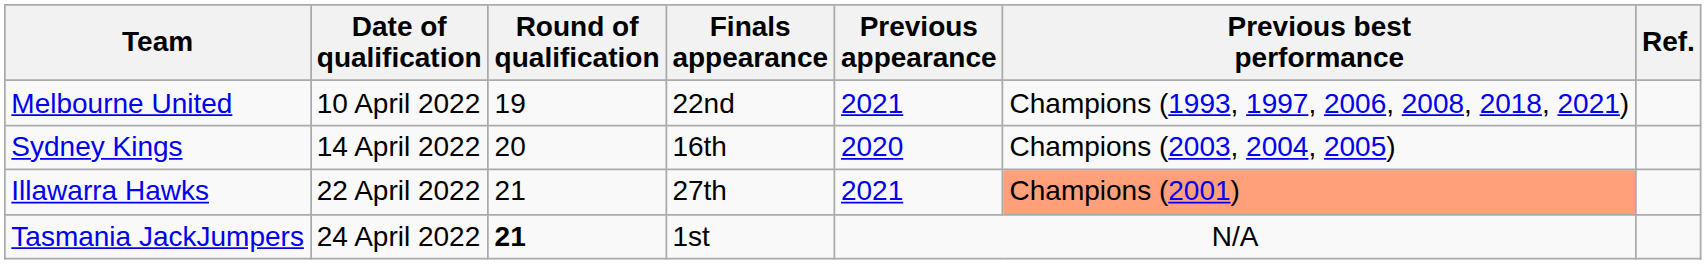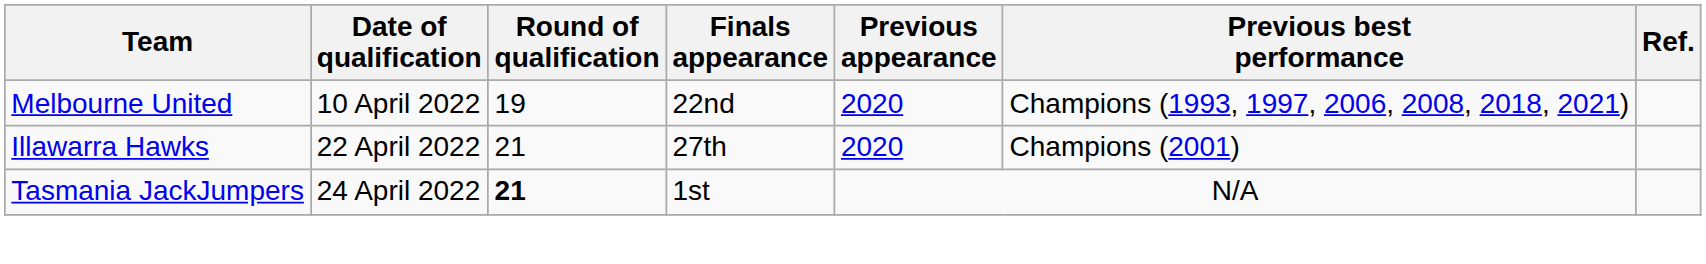(872, 102) 2021 -> (872, 102) 2020
- row: (97, 147)
(872, 191) 2021 -> (872, 147) 2020
(1125, 191) lightsalmon background -> (1125, 147) no background
